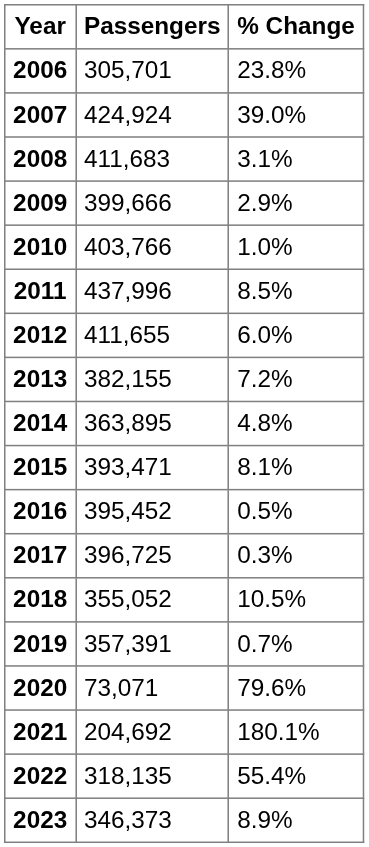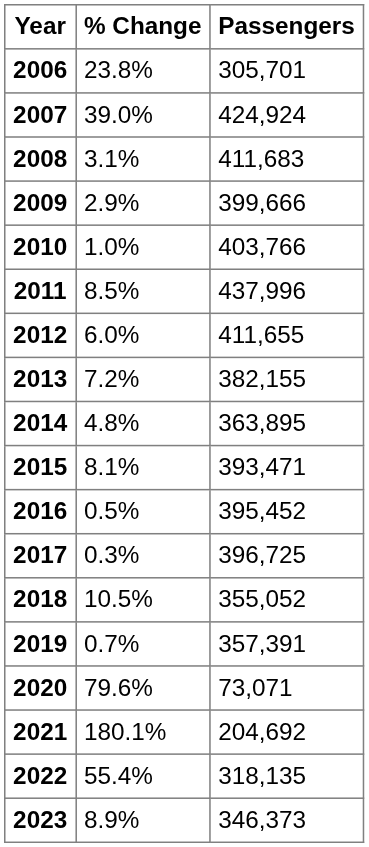columns swapped: (152, 26) <-> (296, 26)
